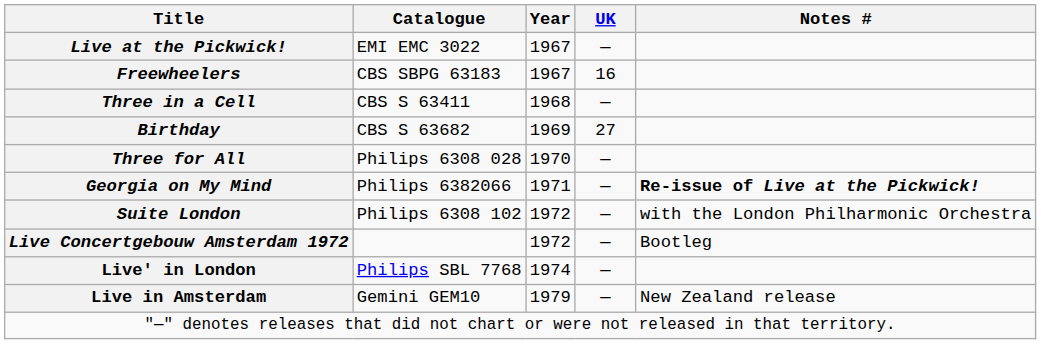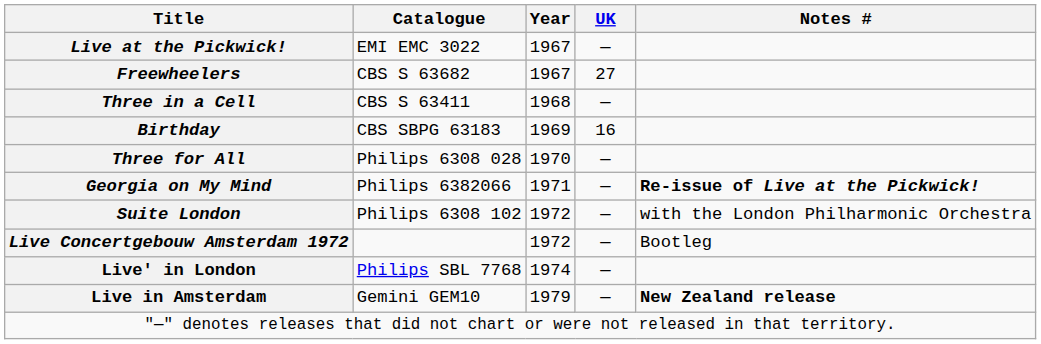(429, 75) CBS SBPG 63183 -> (413, 75) CBS S 63682
(605, 75) 16 -> (605, 75) 27
(413, 131) CBS S 63682 -> (429, 131) CBS SBPG 63183
(605, 131) 27 -> (605, 131) 16
(738, 298) normal -> (738, 298) bold
